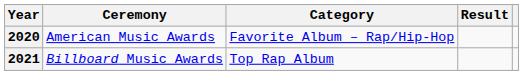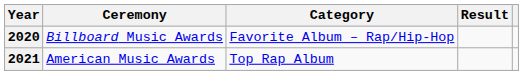(131, 37) American Music Awards -> (135, 37) Billboard Music Awards
(135, 59) Billboard Music Awards -> (131, 59) American Music Awards
